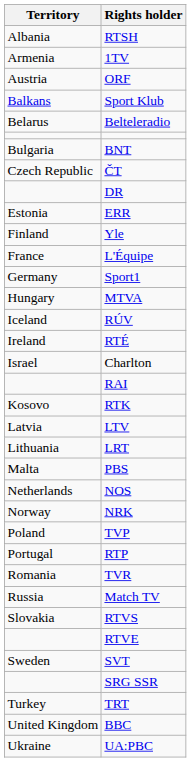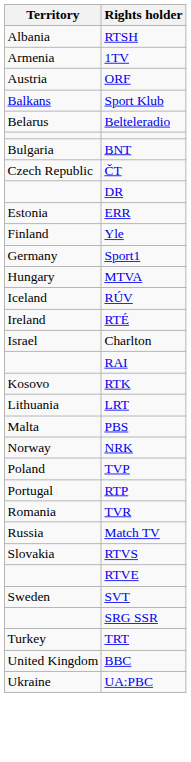- row: (129, 255)
- row: (117, 426)
- row: (118, 490)
